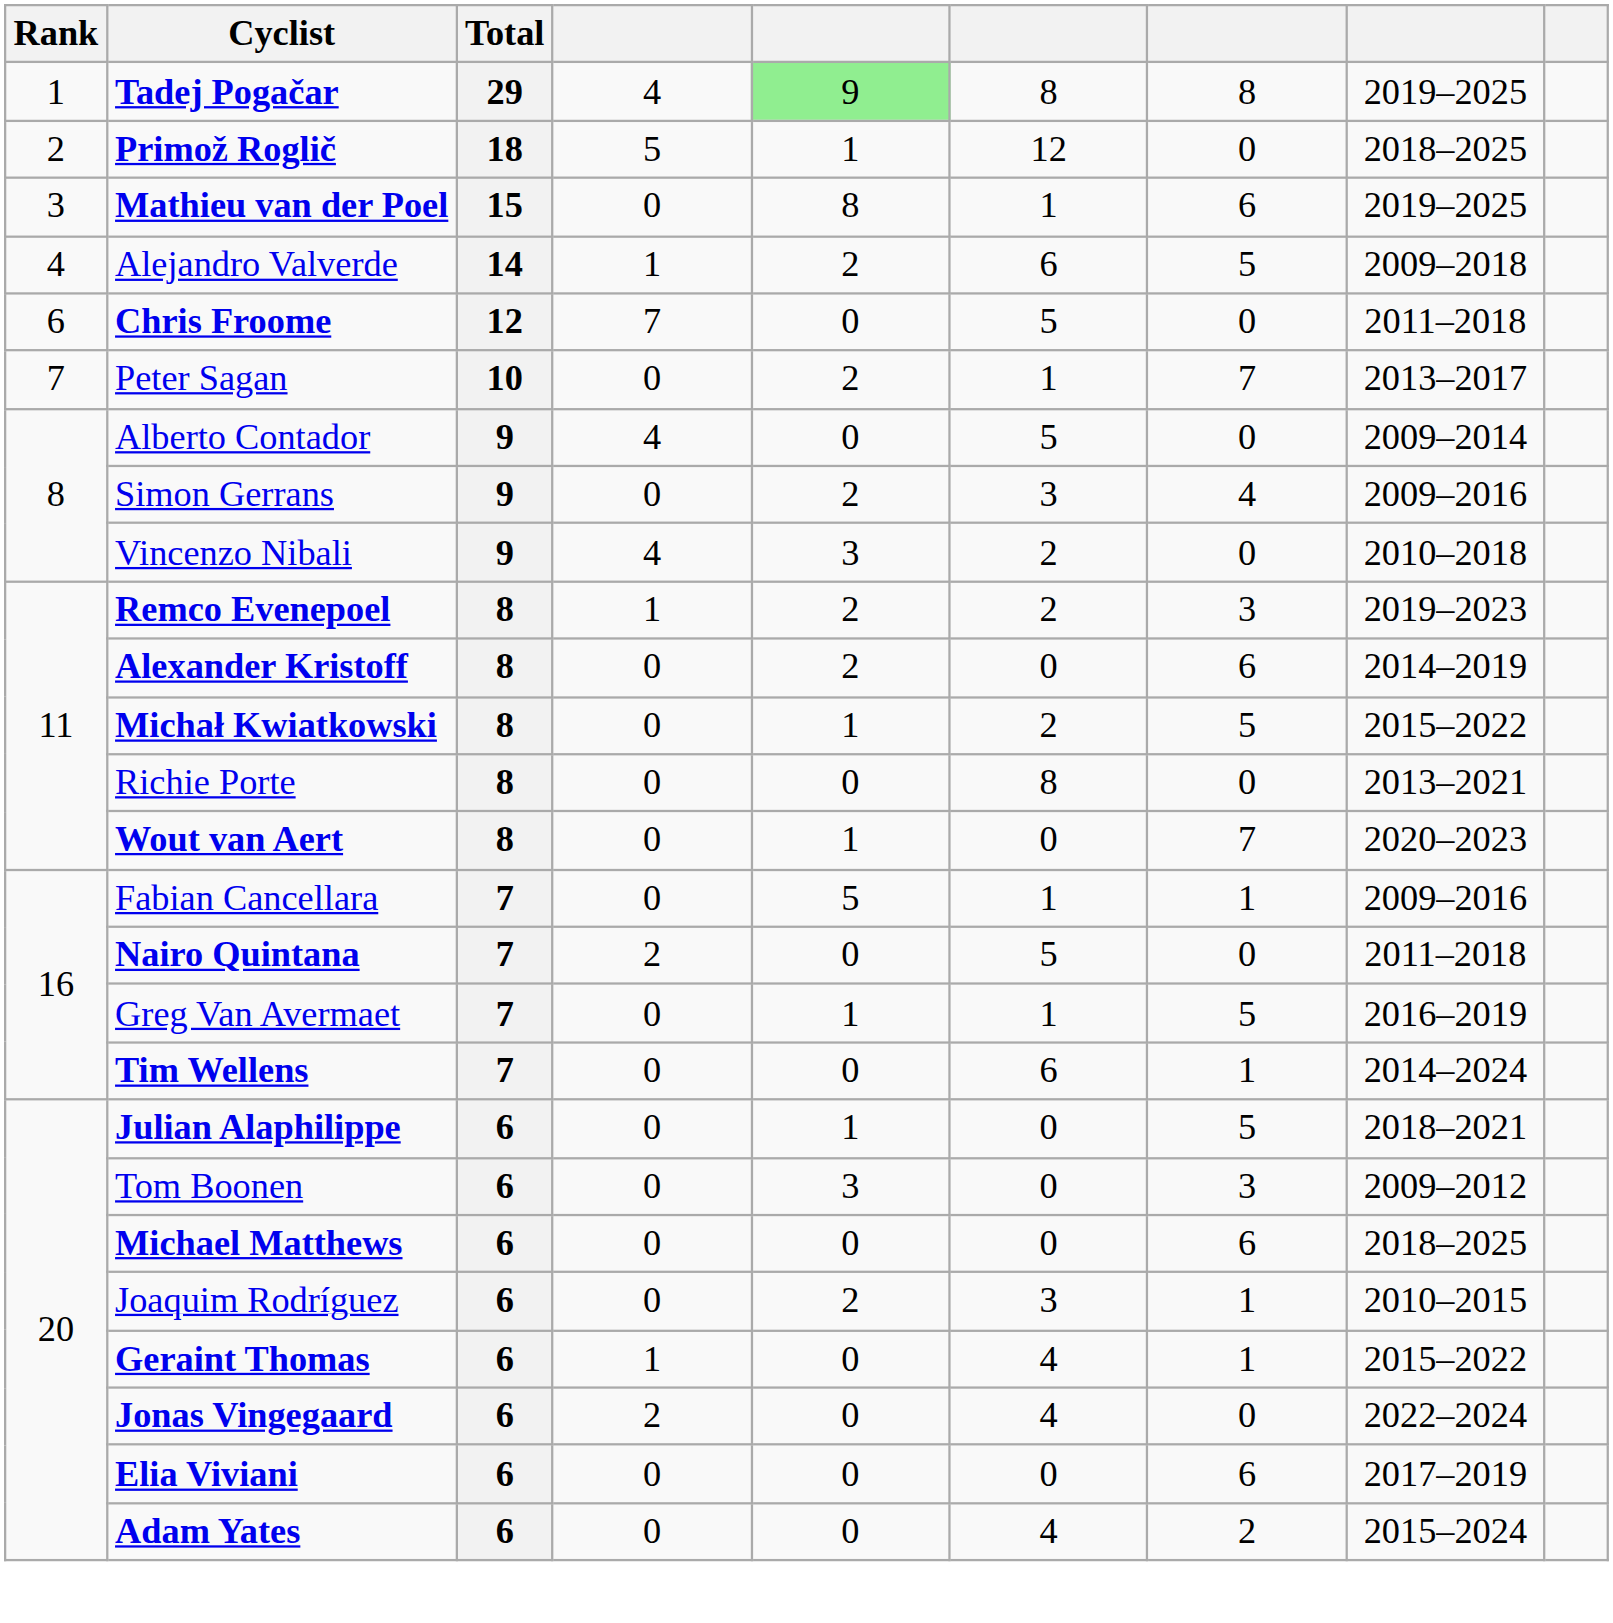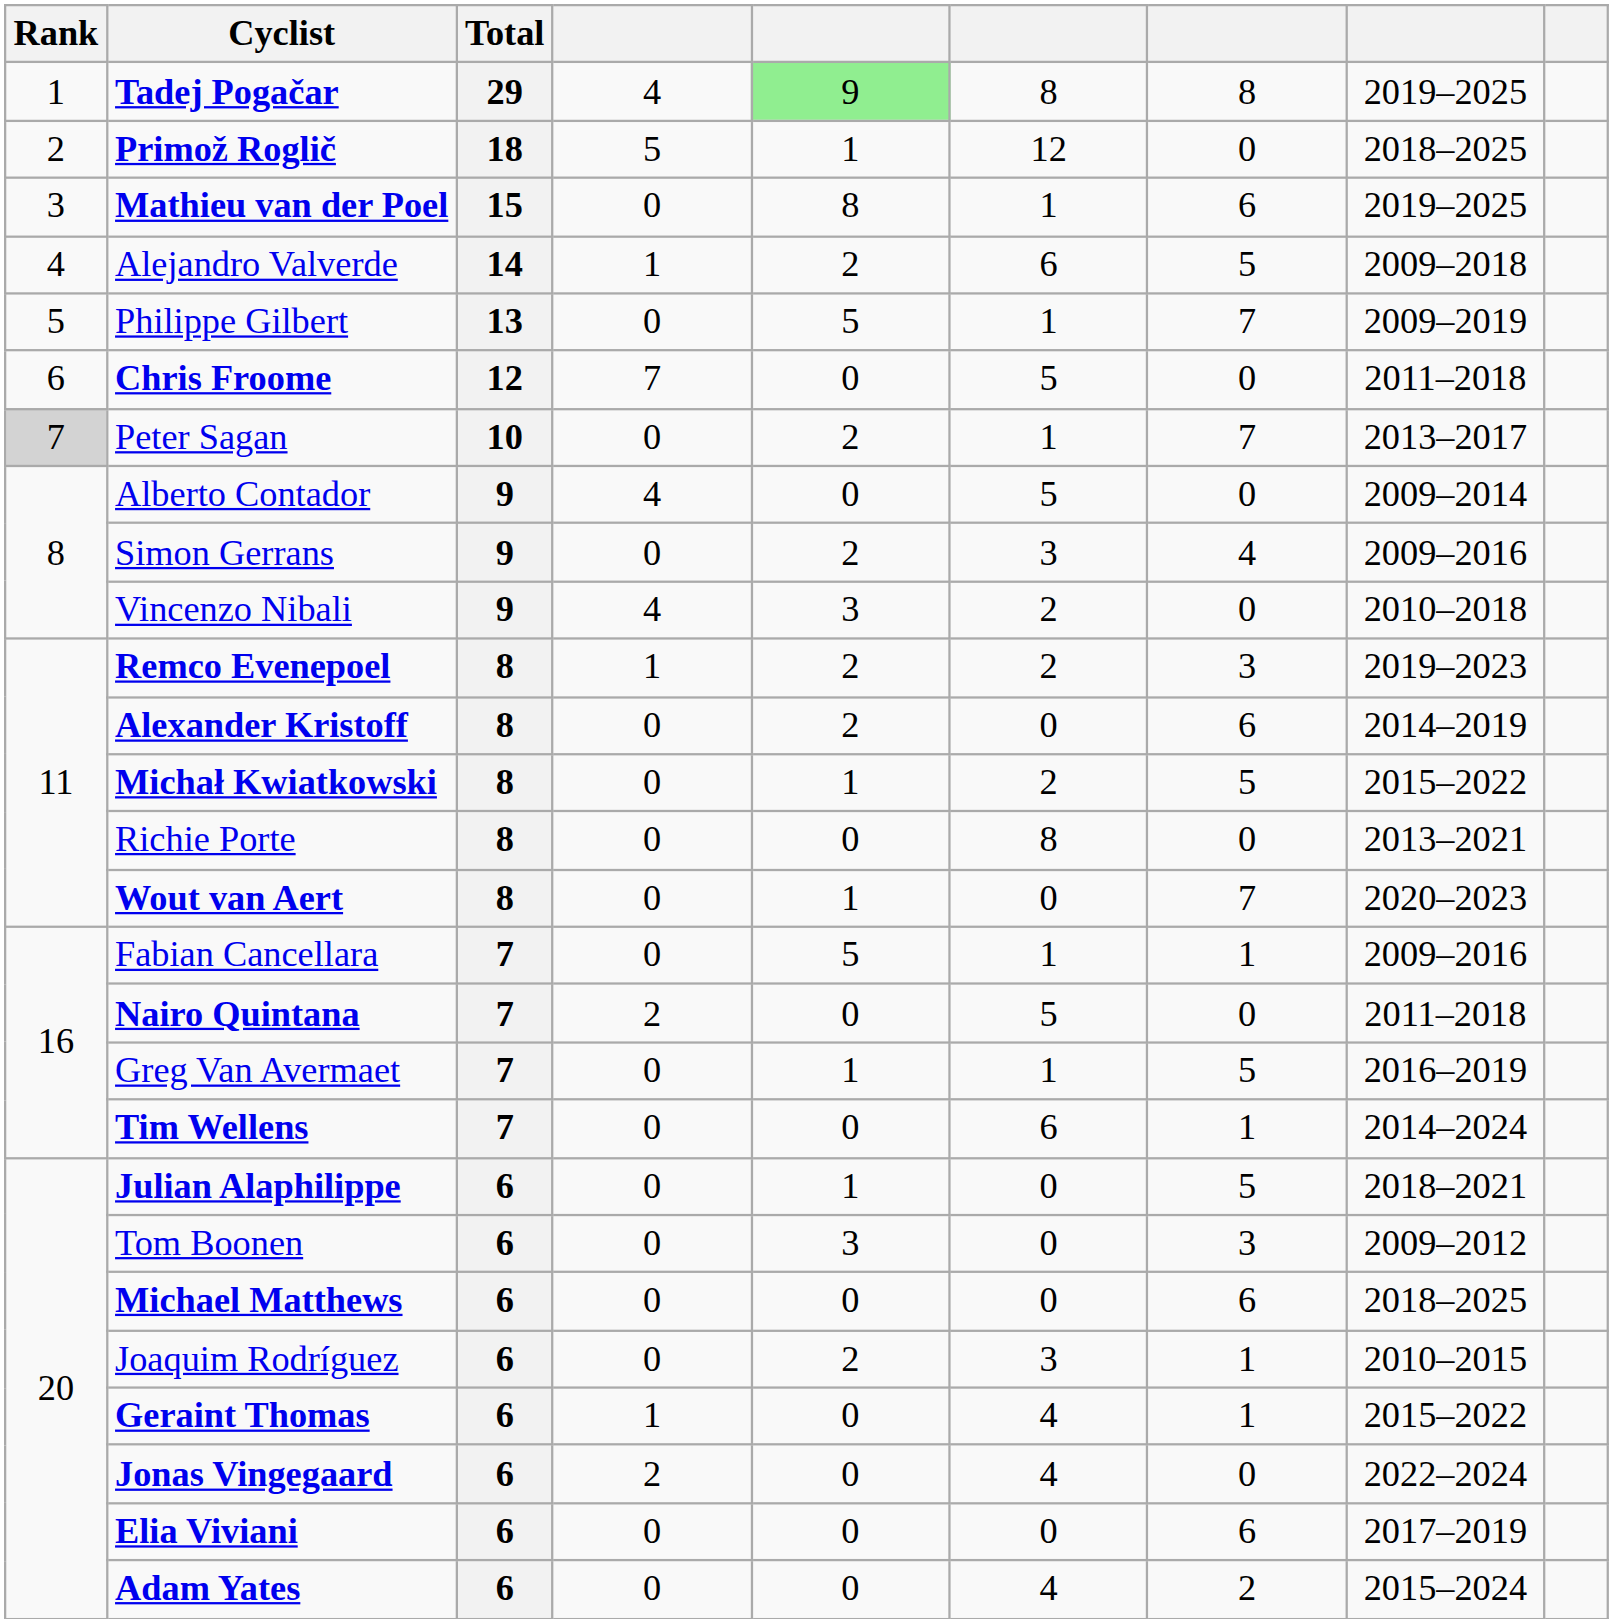+ row: (232, 321)
(56, 378) no background -> (56, 436) lightgrey background
